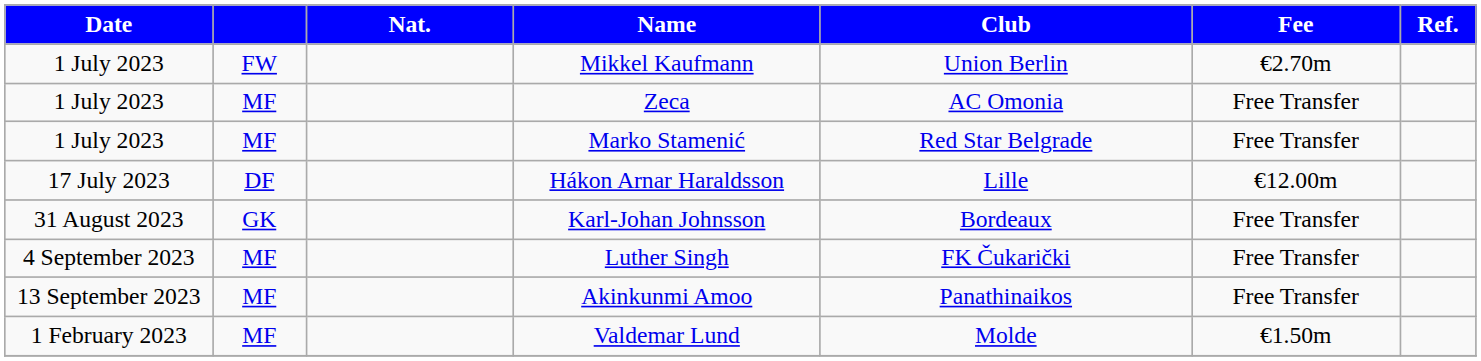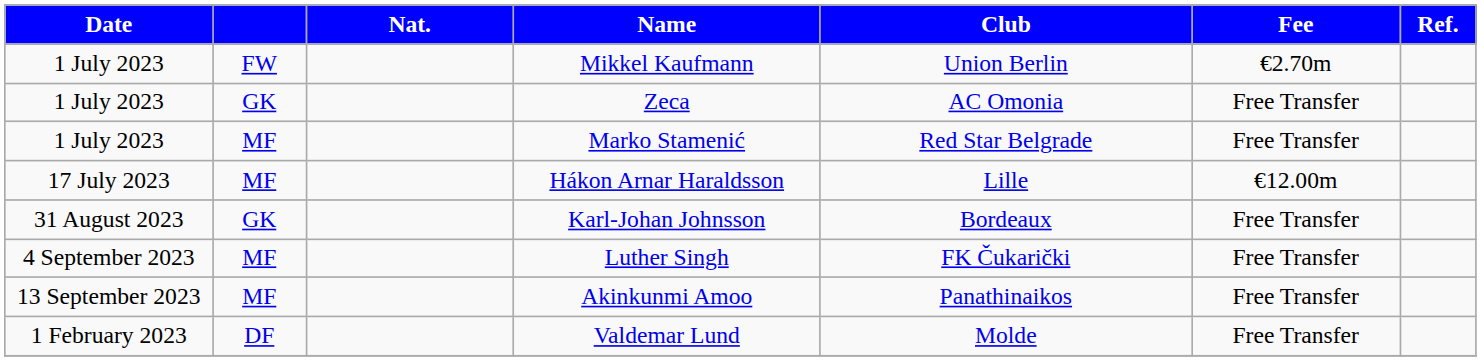(259, 102) MF -> (259, 102) GK
(259, 180) DF -> (259, 180) MF
(259, 335) MF -> (259, 335) DF
(1296, 335) €1.50m -> (1296, 335) Free Transfer
